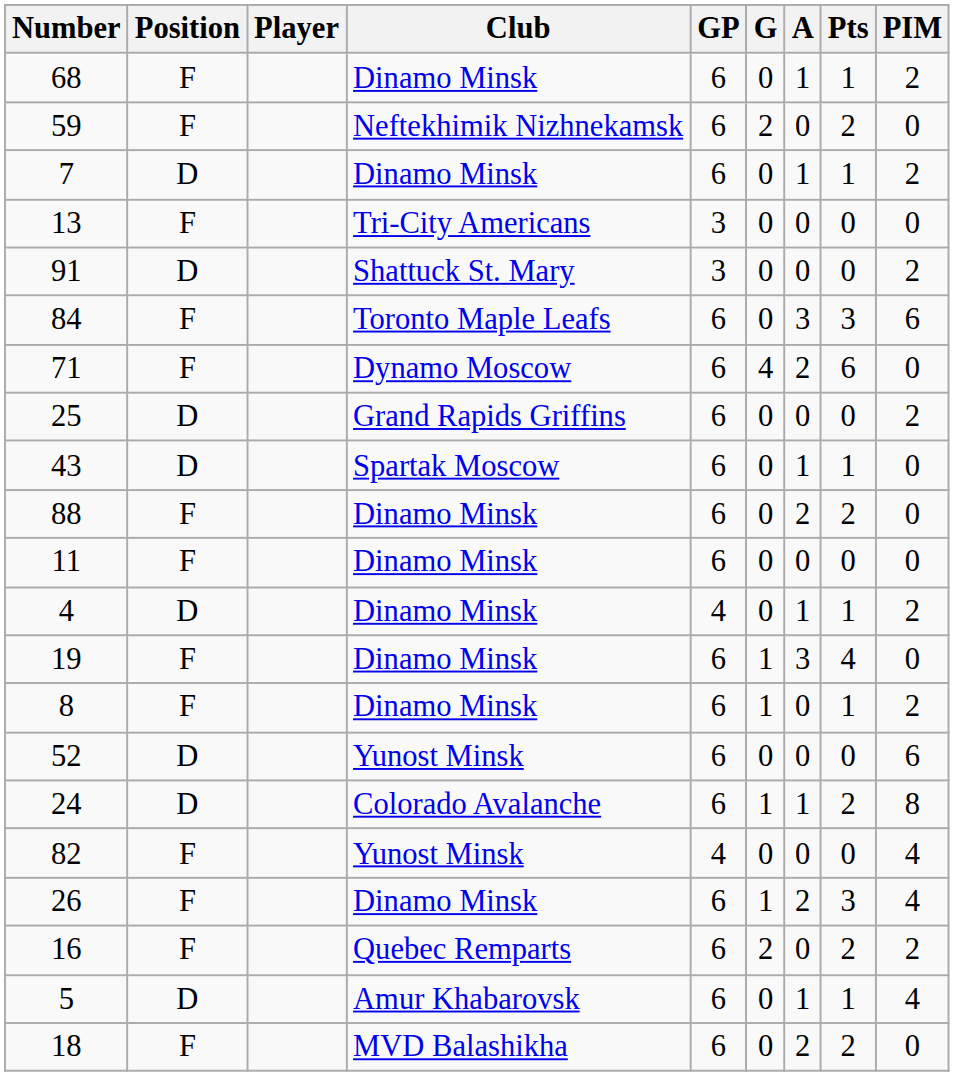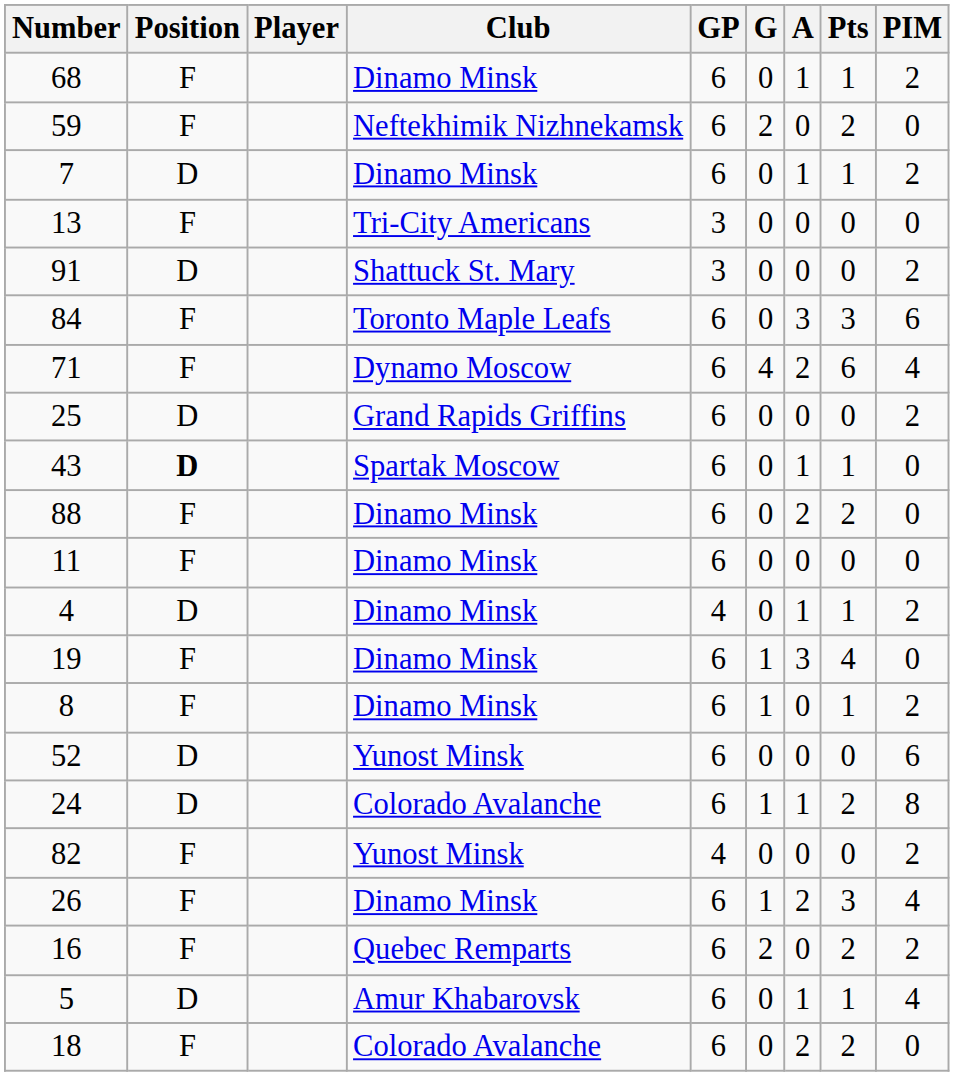(912, 367) 0 -> (912, 367) 4
(187, 464) normal -> (187, 464) bold
(912, 852) 4 -> (912, 852) 2
(460, 1046) MVD Balashikha -> (477, 1046) Colorado Avalanche
